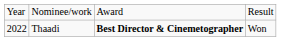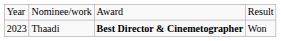(17, 28) 2022 -> (17, 28) 2023
